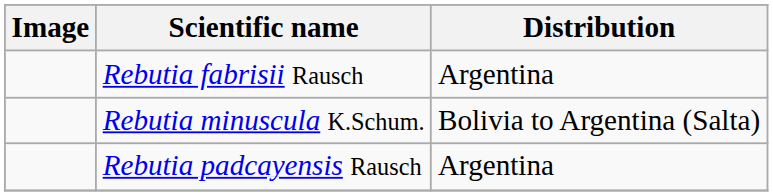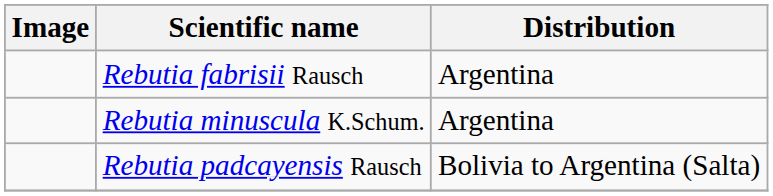(599, 119) Bolivia to Argentina (Salta) -> (496, 119) Argentina
(496, 166) Argentina -> (599, 166) Bolivia to Argentina (Salta)
